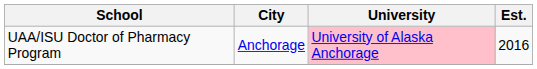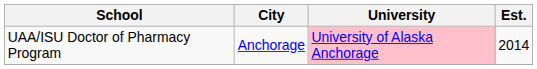(514, 45) 2016 -> (514, 45) 2014
